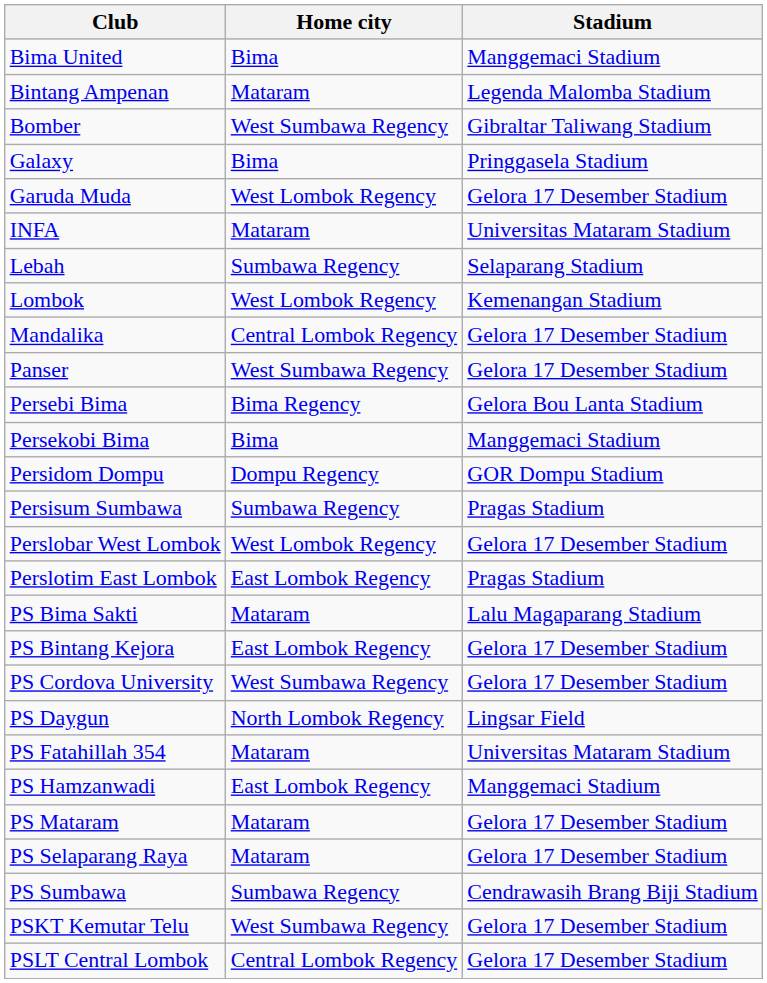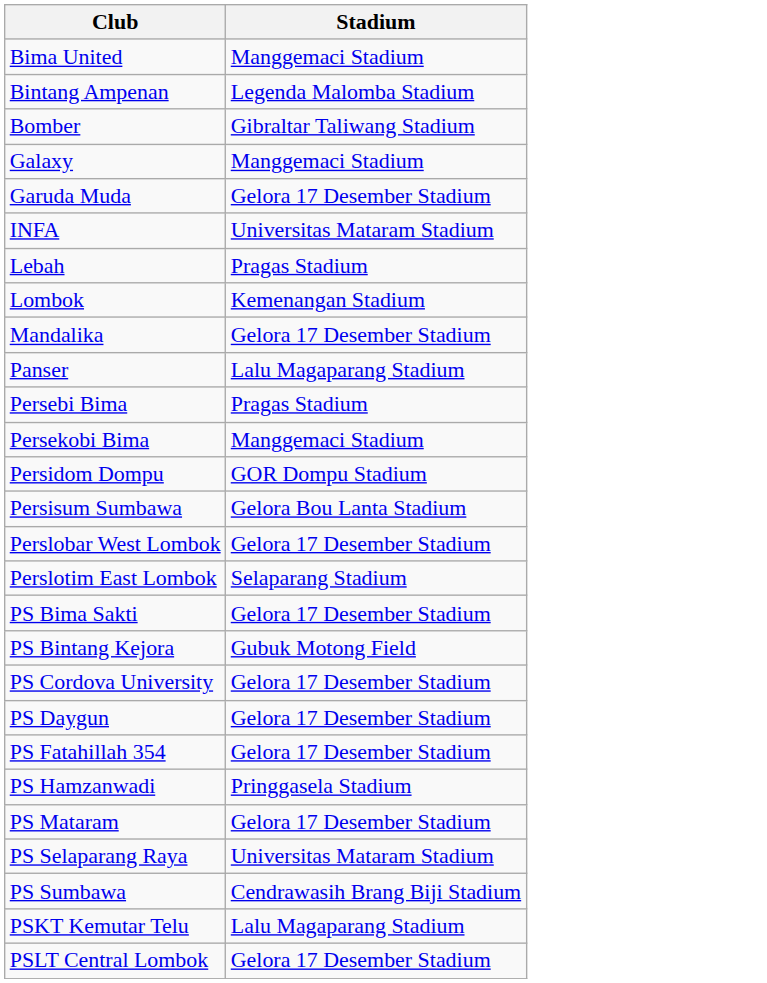- column: (344, 21)
(558, 160) Pringgasela Stadium -> (327, 160) Manggemaci Stadium
(555, 265) Selaparang Stadium -> (299, 265) Pragas Stadium
(597, 369) Gelora 17 Desember Stadium -> (348, 369) Lalu Magaparang Stadium
(585, 404) Gelora Bou Lanta Stadium -> (299, 404) Pragas Stadium
(536, 508) Pragas Stadium -> (349, 508) Gelora Bou Lanta Stadium
(536, 578) Pragas Stadium -> (319, 578) Selaparang Stadium
(584, 612) Lalu Magaparang Stadium -> (361, 612) Gelora 17 Desember Stadium
(597, 647) Gelora 17 Desember Stadium -> (323, 647) Gubuk Motong Field
(526, 717) Lingsar Field -> (361, 717) Gelora 17 Desember Stadium
(599, 751) Universitas Mataram Stadium -> (361, 751) Gelora 17 Desember Stadium
(564, 786) Manggemaci Stadium -> (321, 786) Pringgasela Stadium
(597, 856) Gelora 17 Desember Stadium -> (362, 856) Universitas Mataram Stadium
(597, 925) Gelora 17 Desember Stadium -> (348, 925) Lalu Magaparang Stadium
